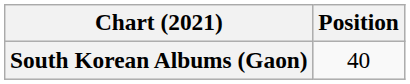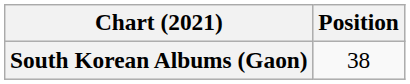(359, 60) 40 -> (359, 60) 38
